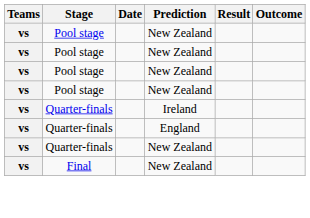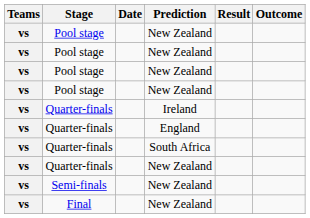+ row: (79, 147)
+ row: (79, 185)
